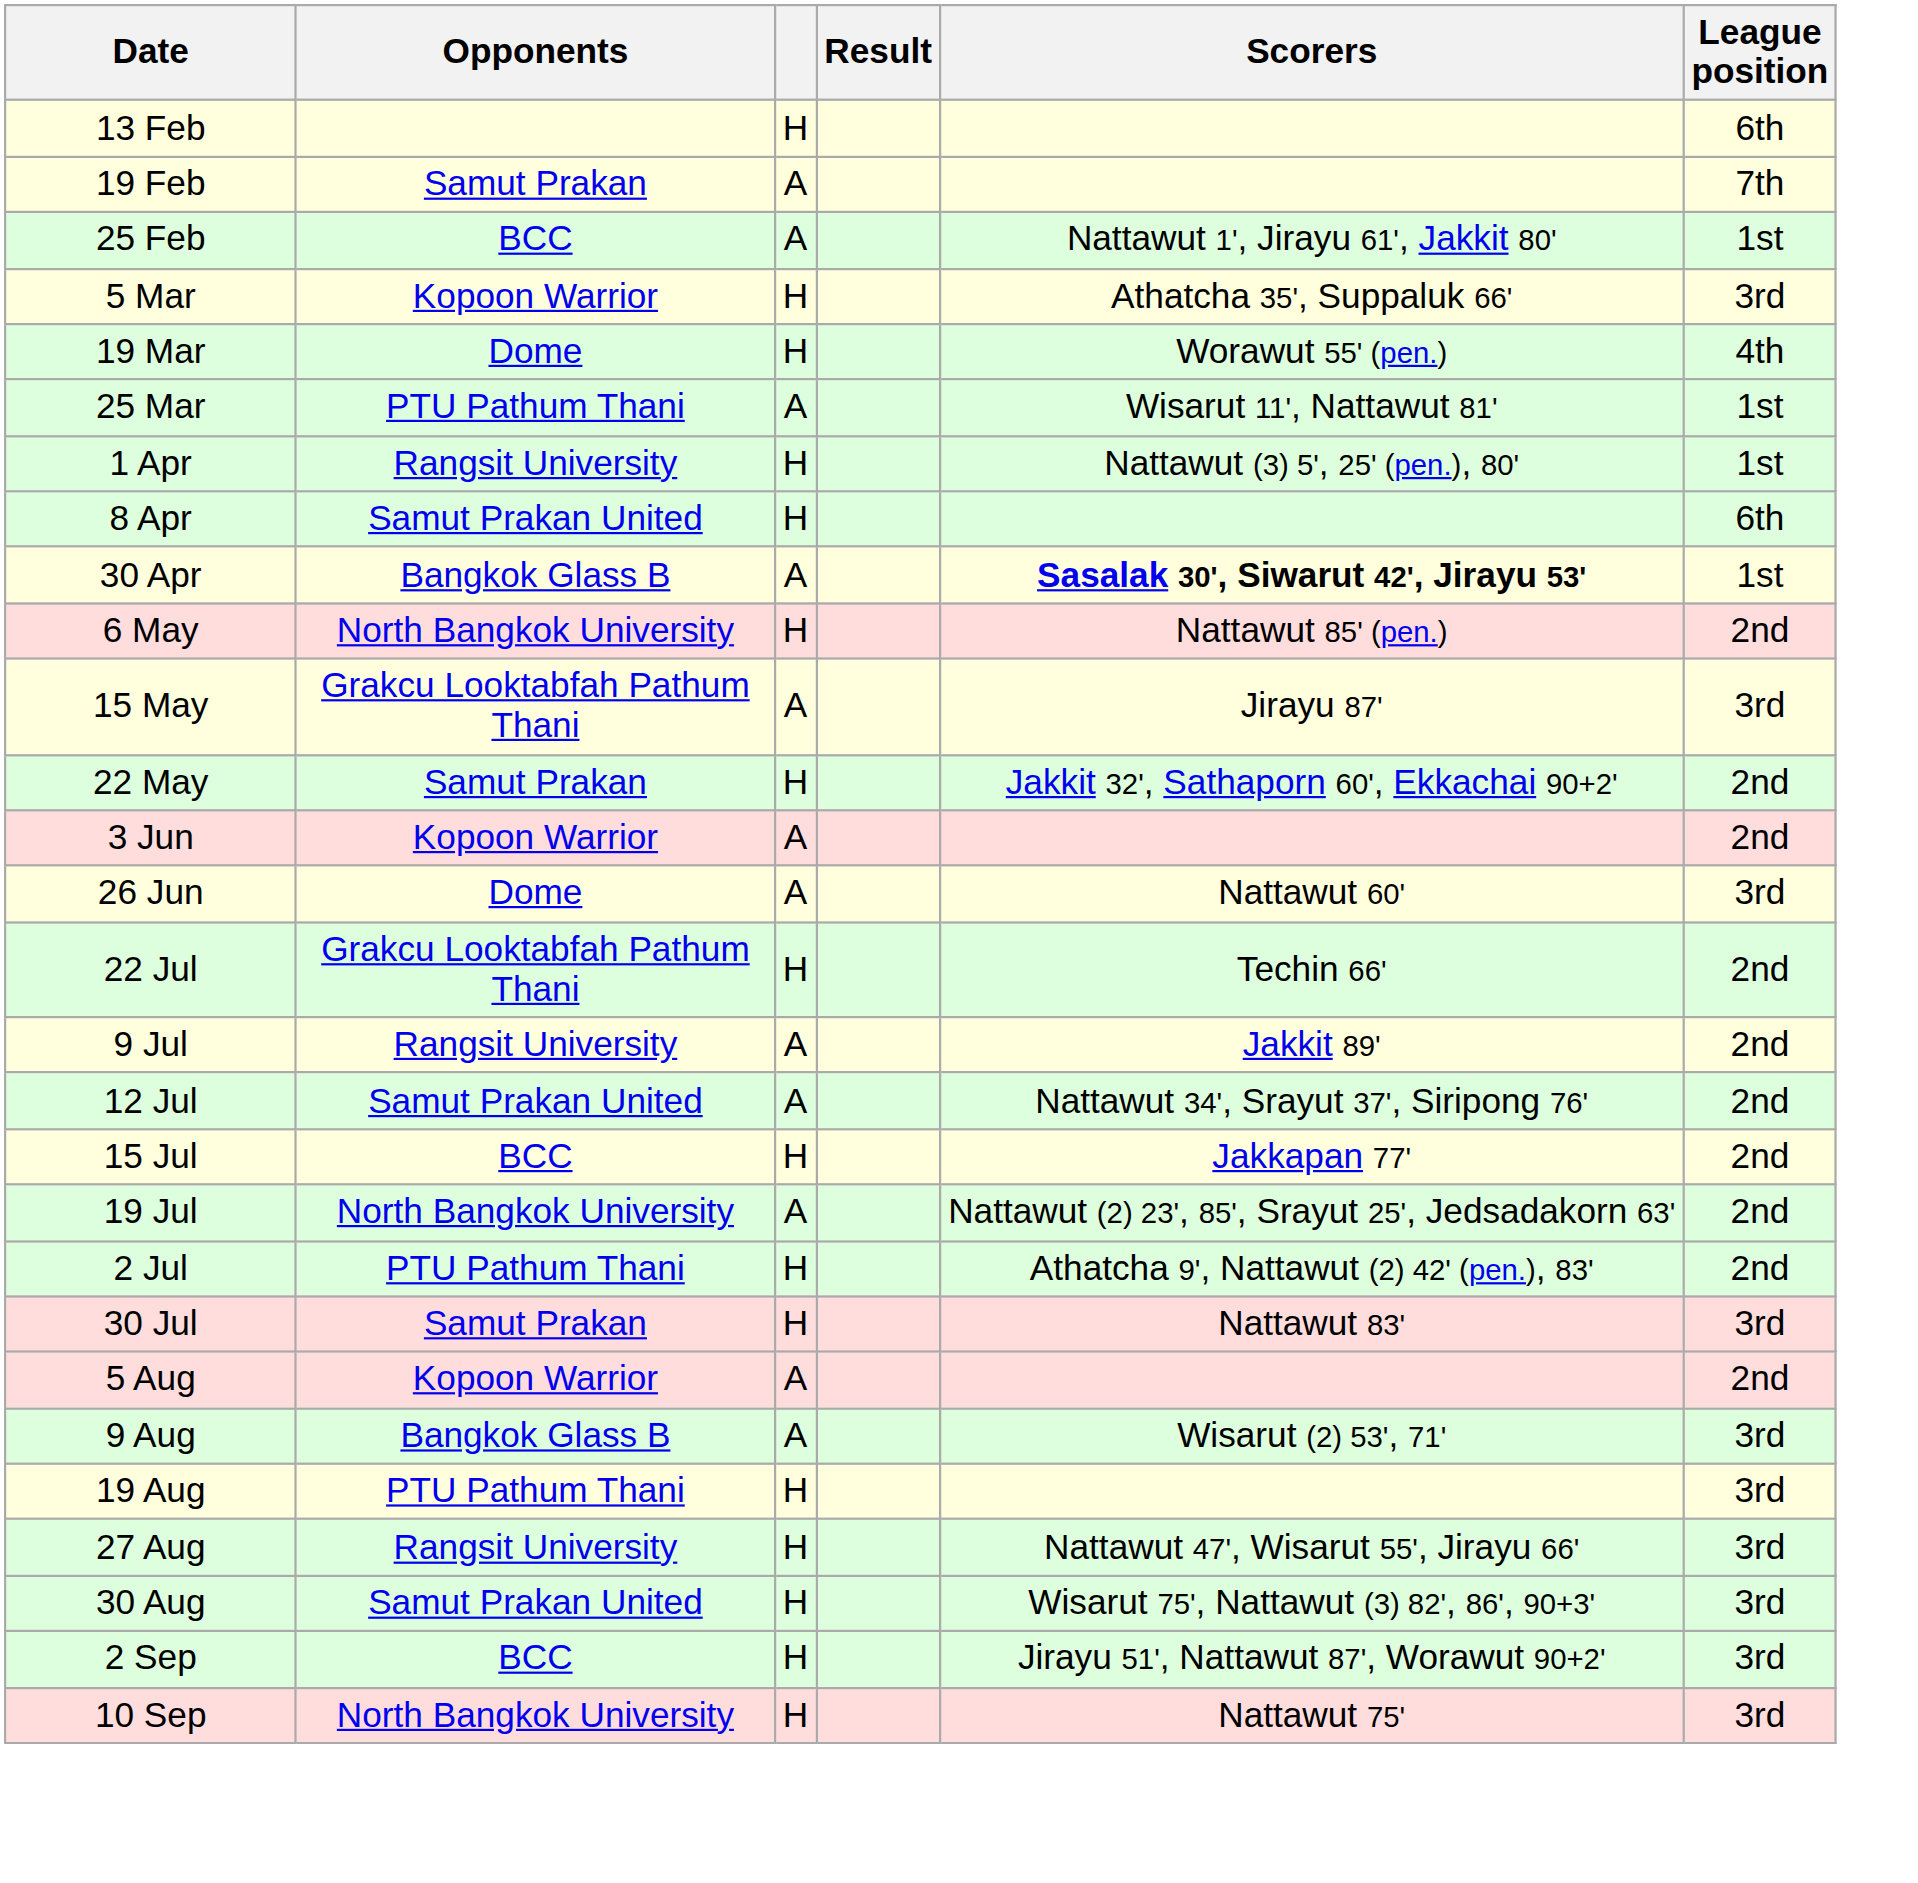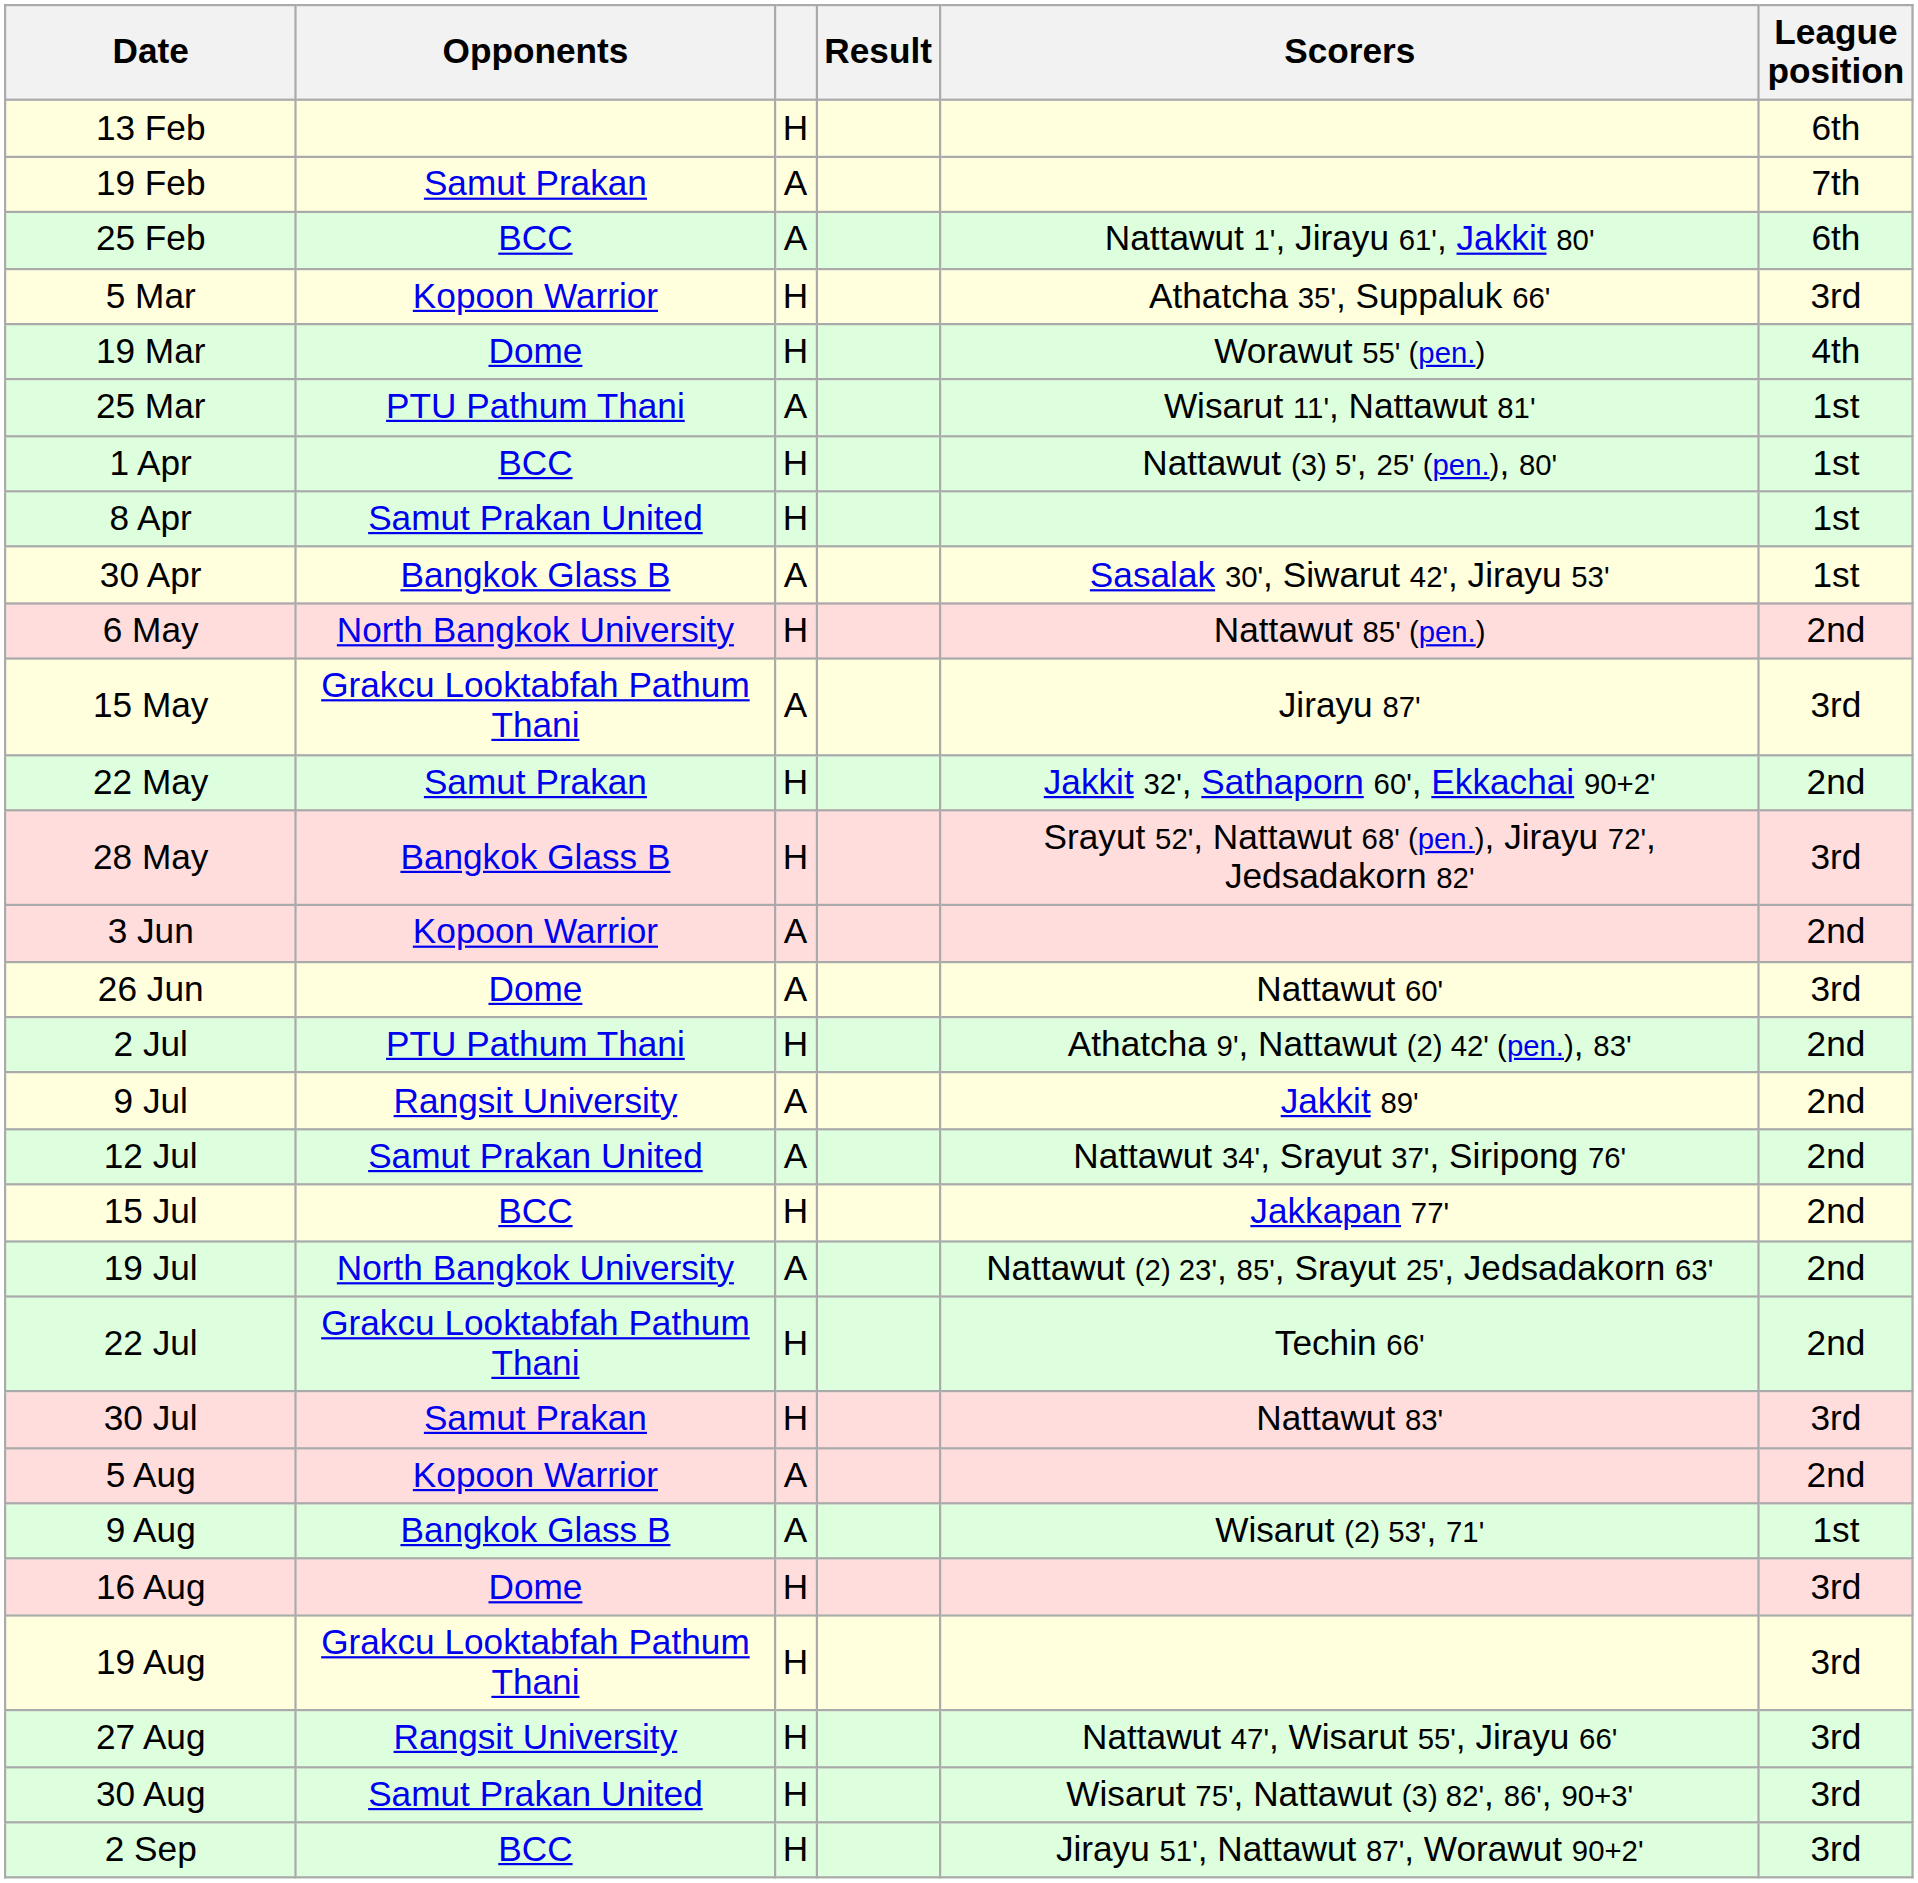(1760, 239) 1st -> (1836, 239) 6th
(535, 462) Rangsit University -> (535, 462) BCC
(1760, 518) 6th -> (1836, 518) 1st
(1312, 574) bold -> (1350, 574) normal
+ row: (151, 857)
rows swapped: (151, 1267) <-> (151, 968)
(1760, 1435) 3rd -> (1836, 1530) 1st
+ row: (151, 1586)
(535, 1491) PTU Pathum Thani -> (535, 1662) Grakcu Looktabfah Pathum Thani
- row: (151, 1714)
